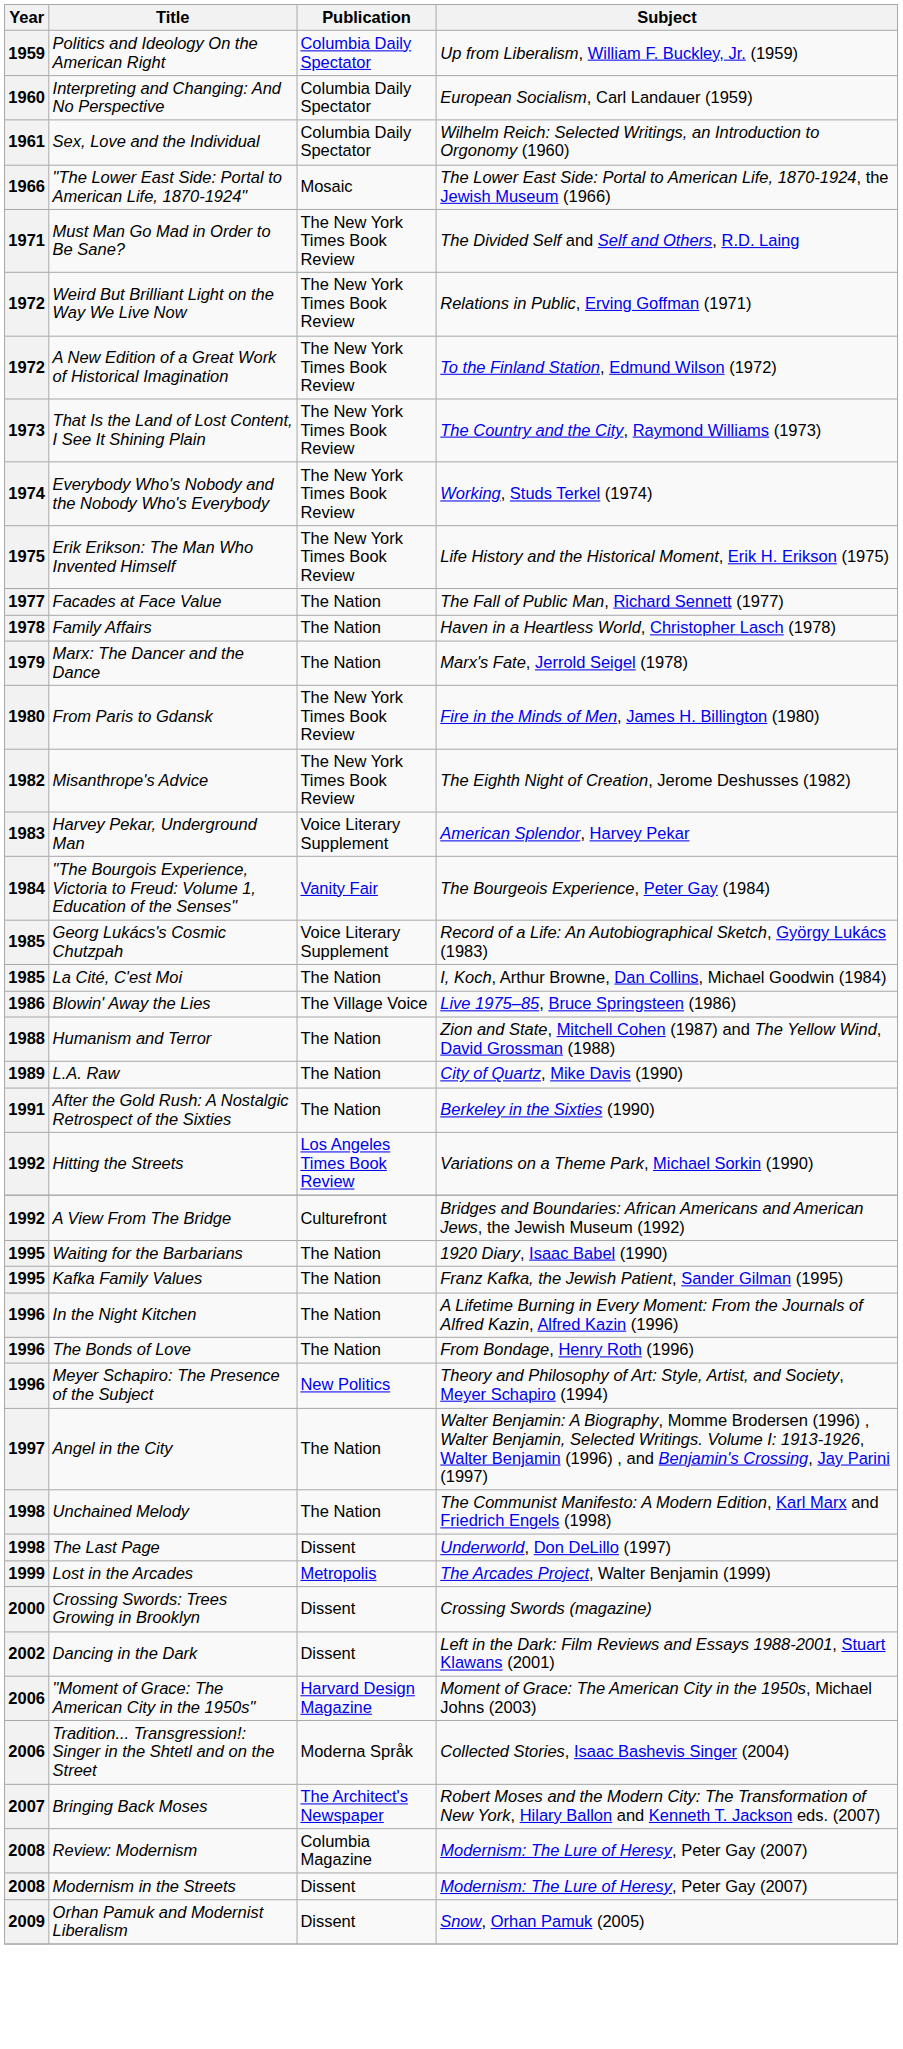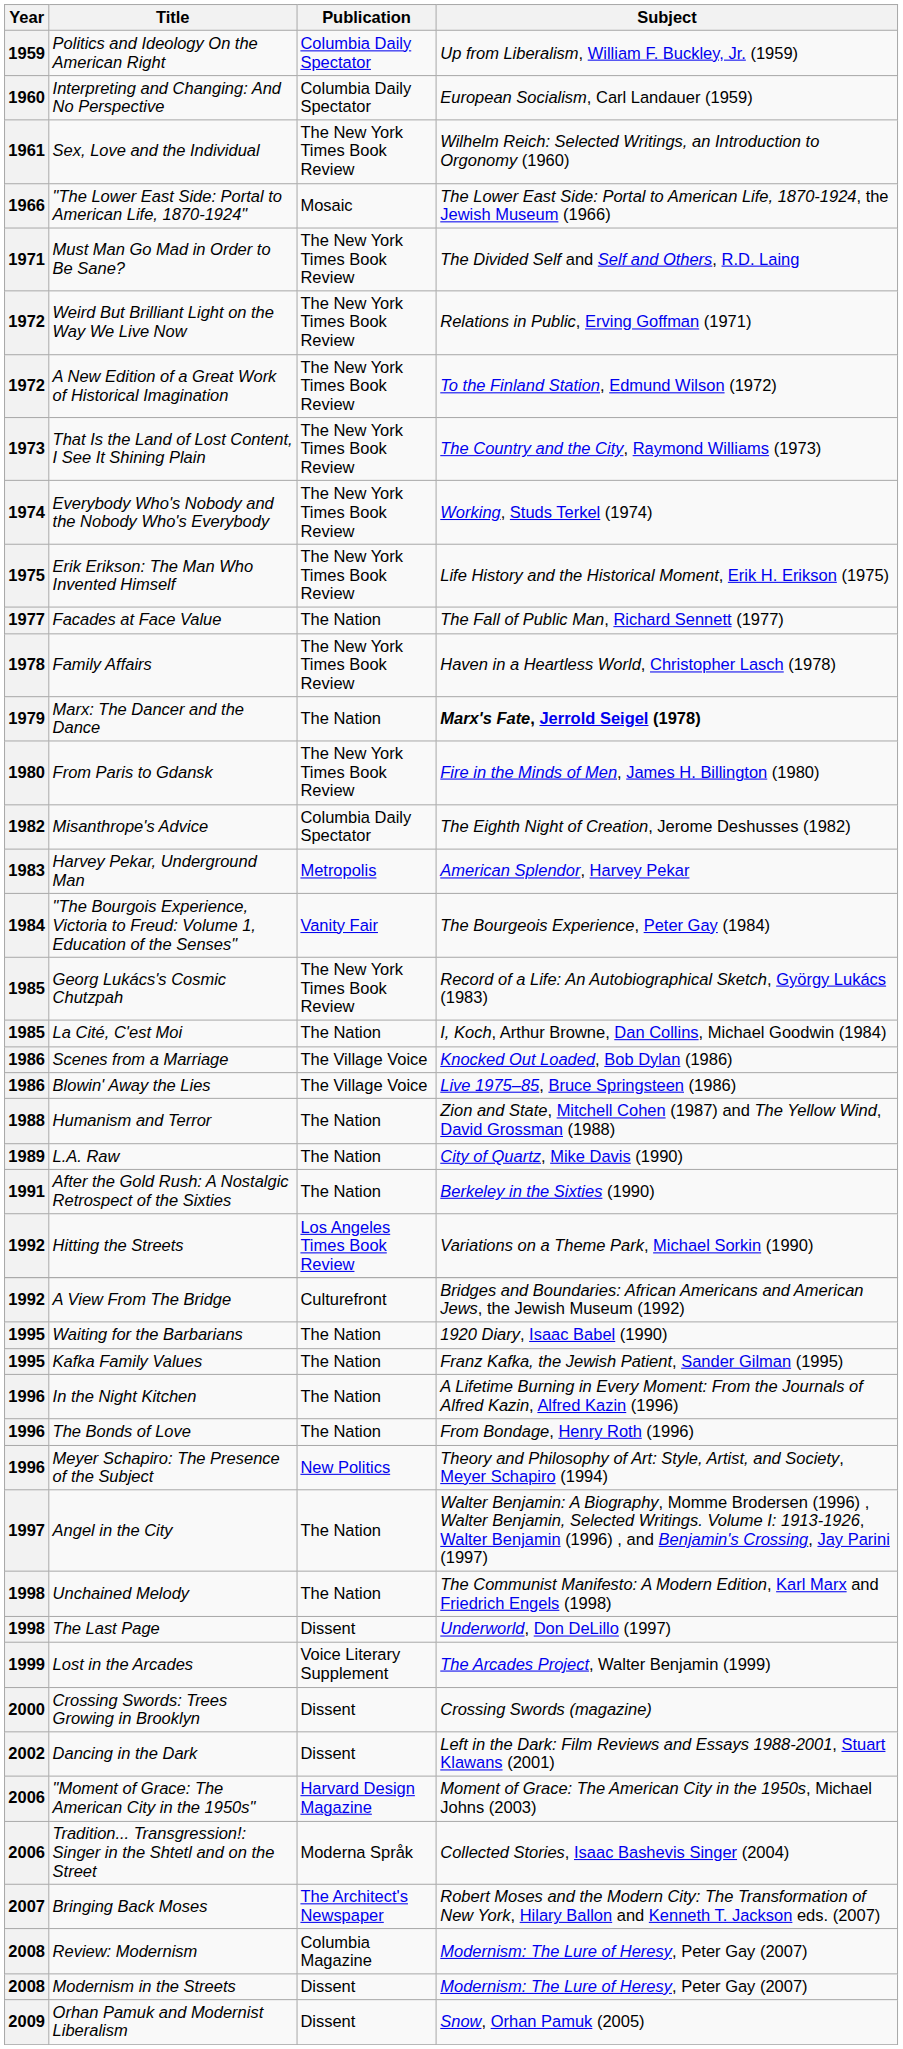(356, 142) Columbia Daily Spectator -> (352, 151) The New York Times Book Review
(341, 627) The Nation -> (352, 664) The New York Times Book Review
(564, 663) normal -> (570, 718) bold
(352, 780) The New York Times Book Review -> (356, 826) Columbia Daily Spectator
(350, 834) Voice Literary Supplement -> (338, 871) Metropolis
(350, 942) Voice Literary Supplement -> (352, 988) The New York Times Book Review
+ row: (140, 1059)
(338, 1573) Metropolis -> (350, 1664) Voice Literary Supplement
